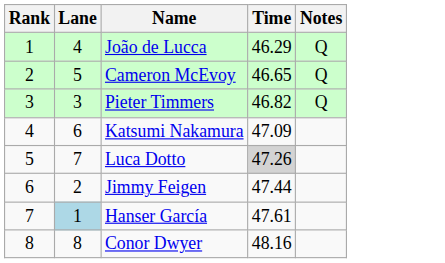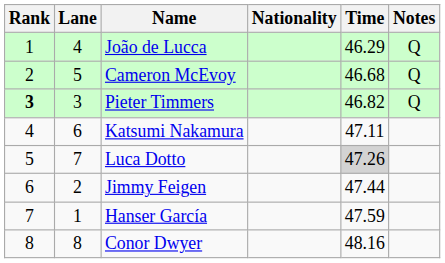+ column: (294, 18)
(272, 74) 46.65 -> (365, 74) 46.68
(29, 103) normal -> (29, 103) bold
(272, 131) 47.09 -> (365, 131) 47.11
(78, 215) lightblue background -> (78, 215) no background
(272, 215) 47.61 -> (365, 215) 47.59
